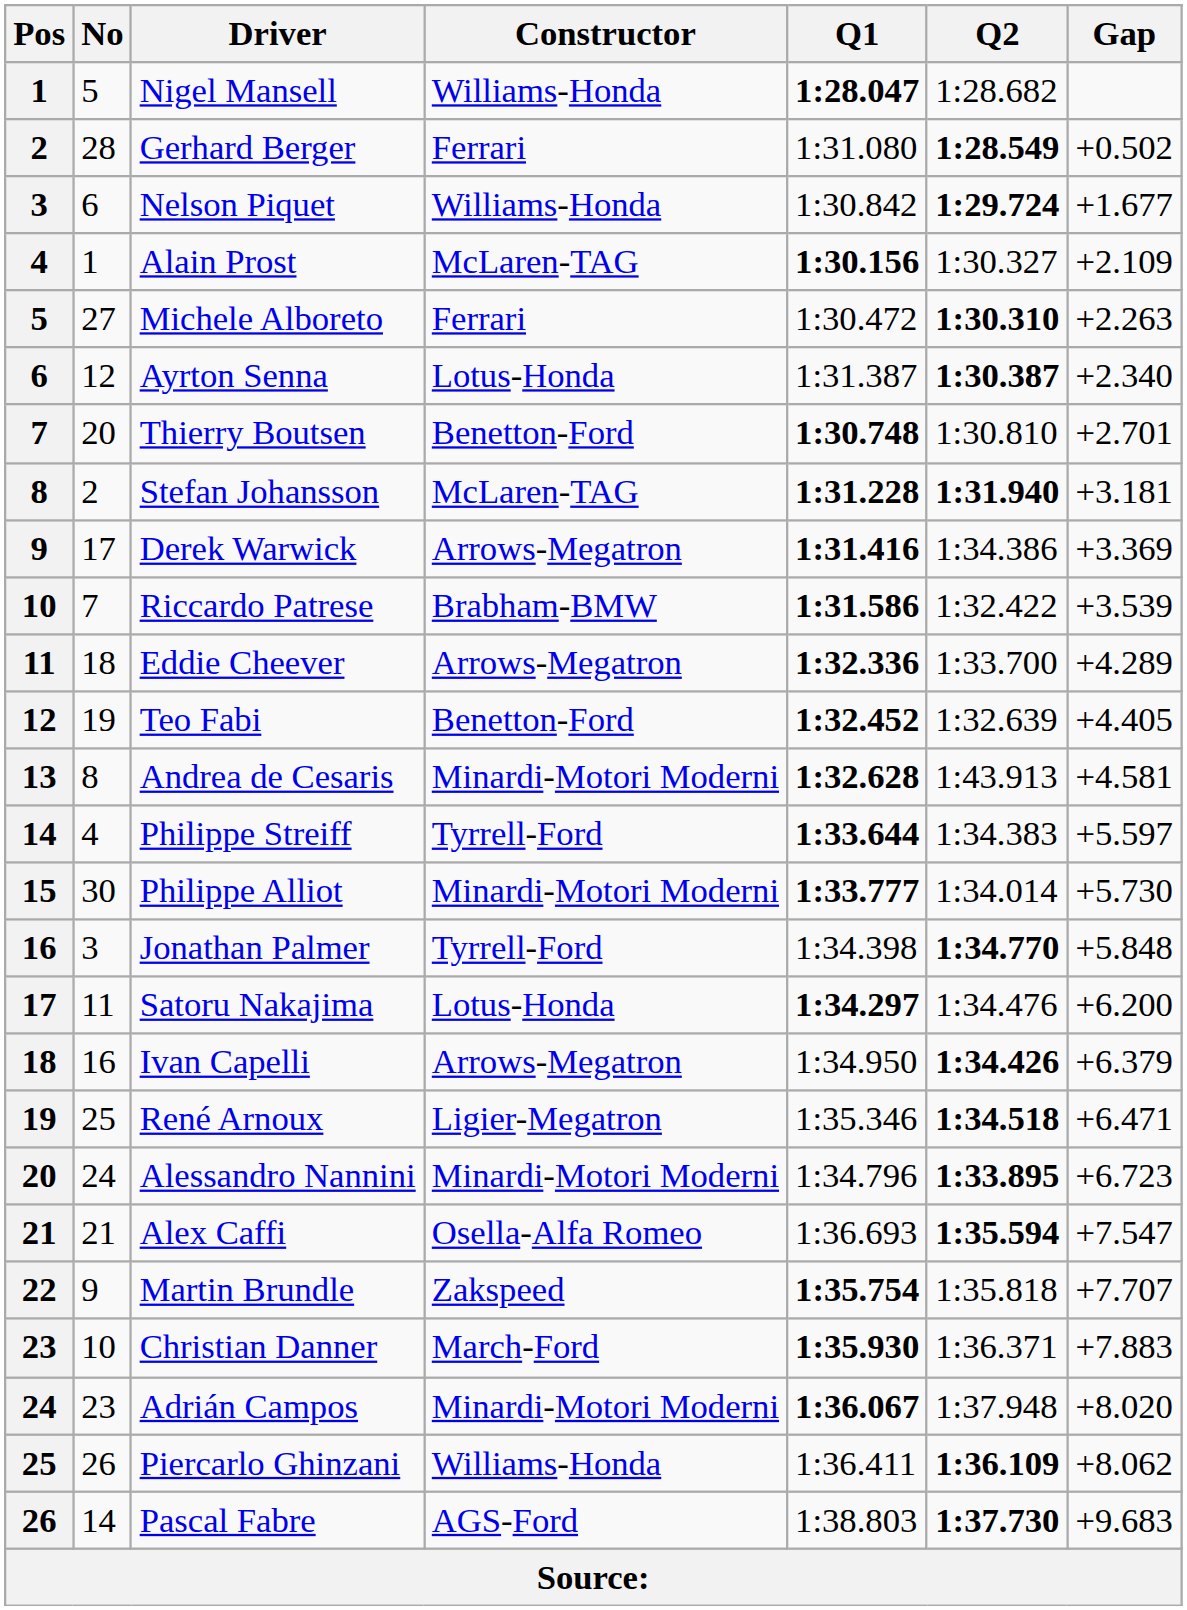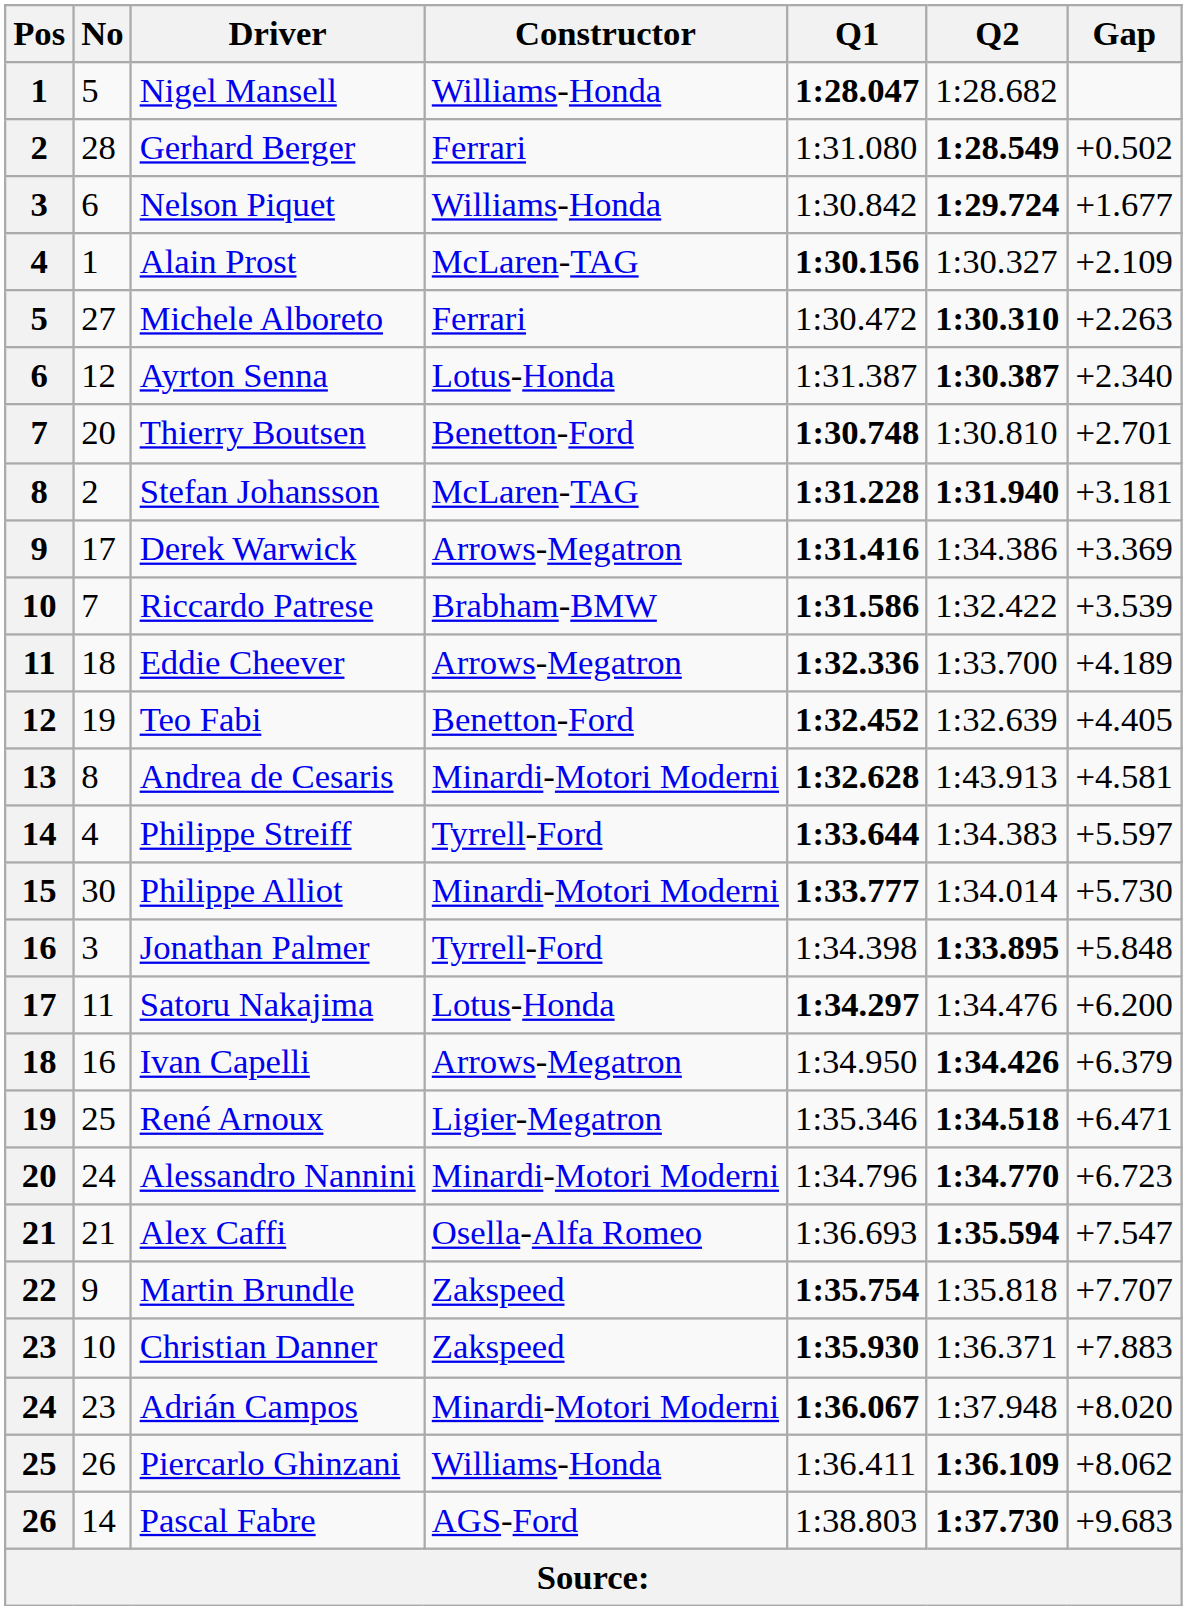(1124, 661) +4.289 -> (1124, 661) +4.189
(997, 947) 1:34.770 -> (997, 947) 1:33.895
(997, 1176) 1:33.895 -> (997, 1176) 1:34.770
(515, 1347) March-Ford -> (498, 1347) Zakspeed
